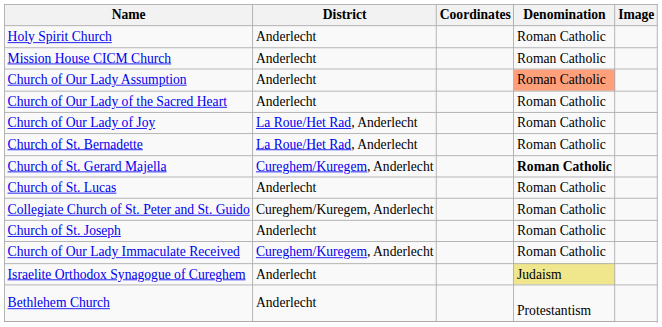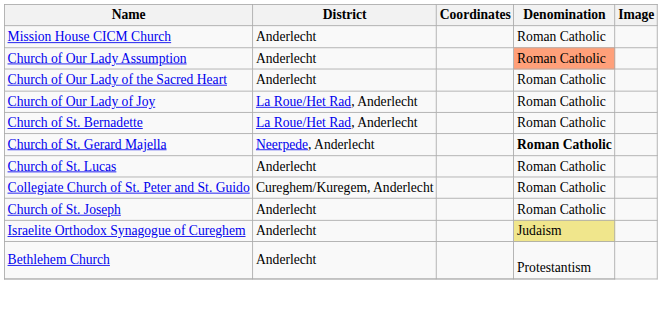- row: (60, 36)
(345, 166) Cureghem/Kuregem, Anderlecht -> (315, 144) Neerpede, Anderlecht
- row: (124, 252)
